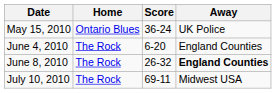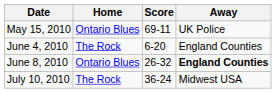(158, 29) 36-24 -> (158, 29) 69-11
(98, 63) The Rock -> (108, 63) Ontario Blues
(158, 79) 69-11 -> (158, 79) 36-24
